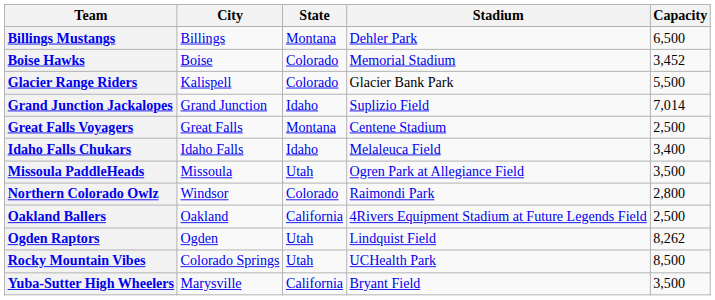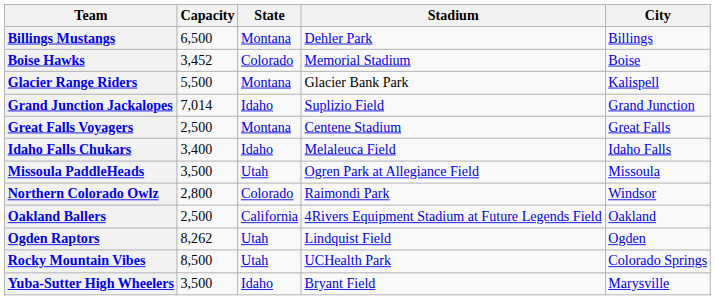columns swapped: (230, 15) <-> (680, 15)
(312, 82) Colorado -> (266, 82) Montana
(315, 283) California -> (257, 283) Idaho
